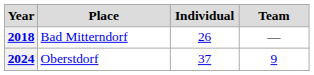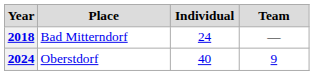(205, 36) 26 -> (205, 36) 24
(205, 58) 37 -> (205, 58) 40
